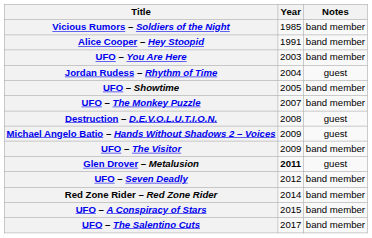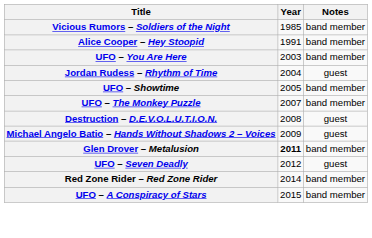- row: (141, 149)
(335, 164) guest -> (335, 149) band member
(335, 179) band member -> (335, 164) guest
- row: (141, 225)
